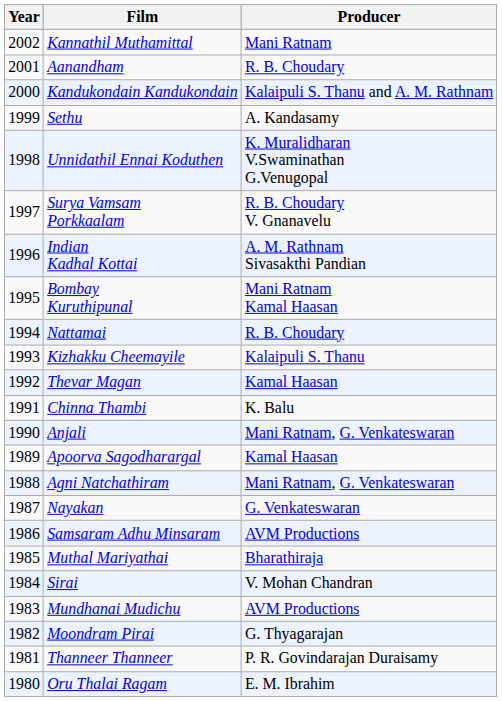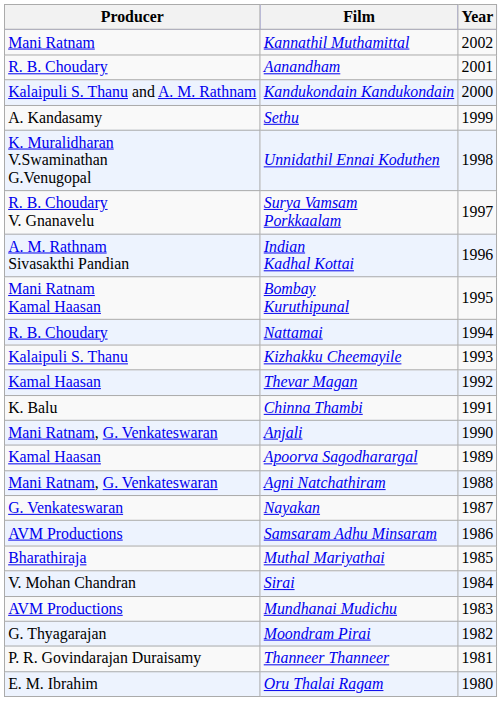columns swapped: (24, 17) <-> (369, 17)
